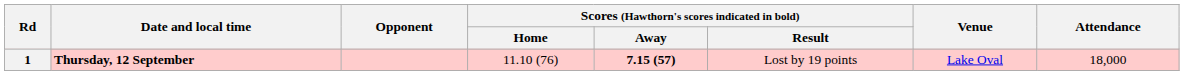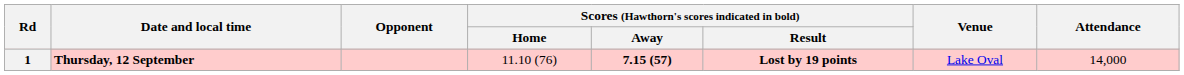(811, 60) normal -> (808, 60) bold
(1108, 60) 18,000 -> (1108, 60) 14,000
